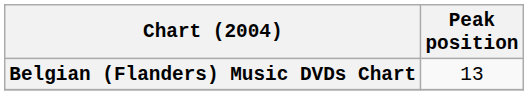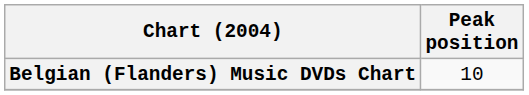(472, 74) 13 -> (472, 74) 10
